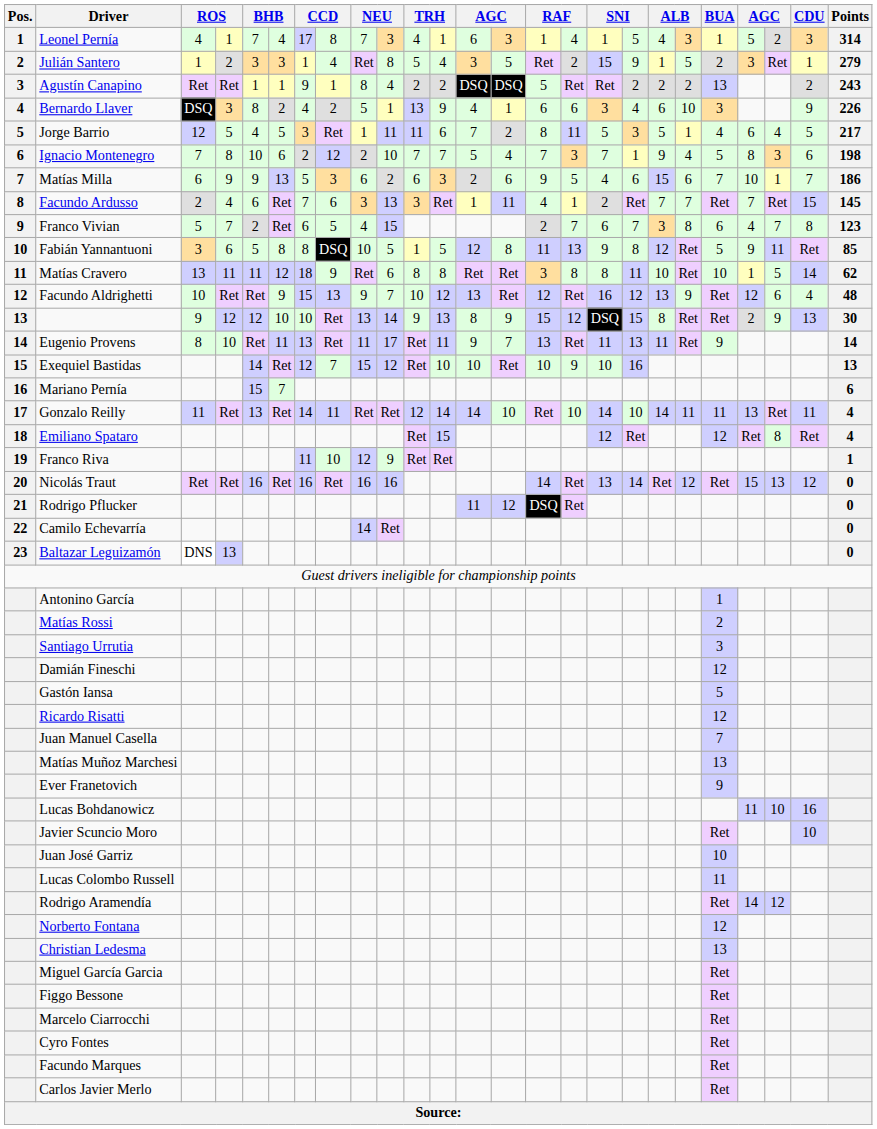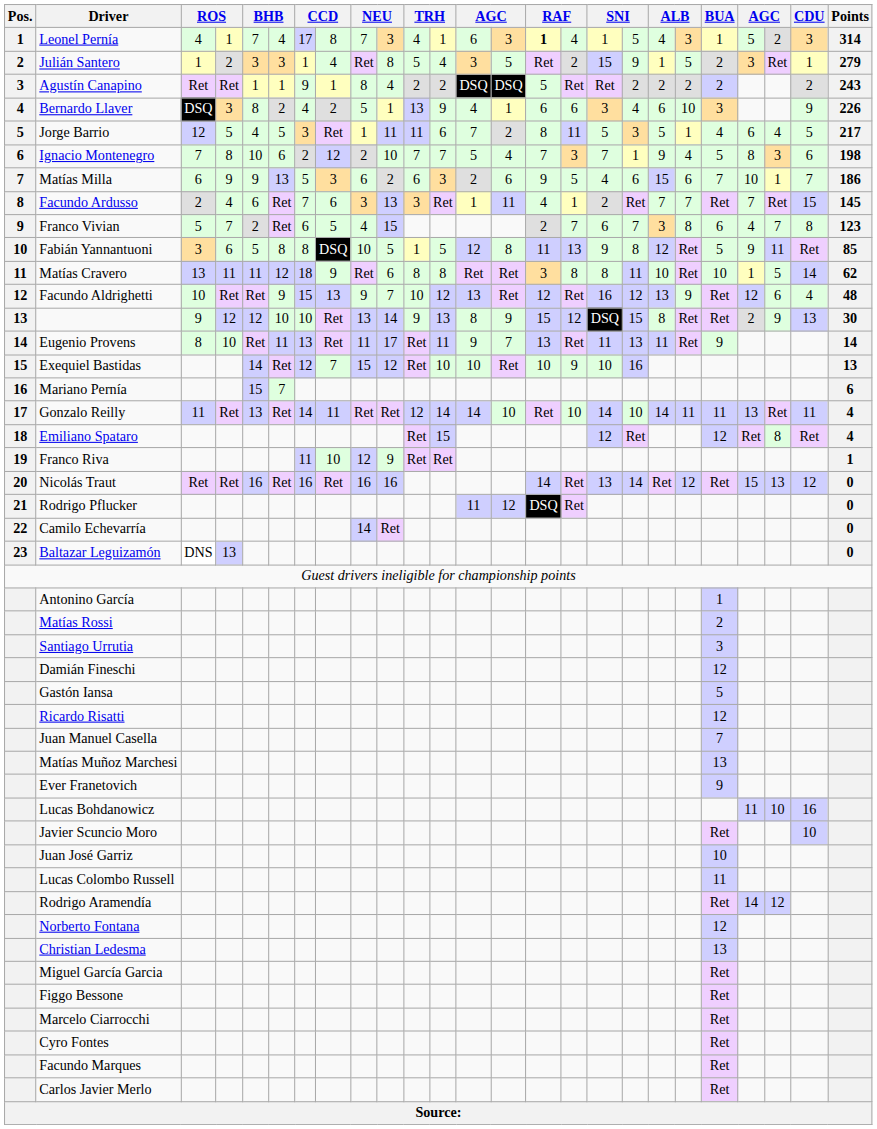(544, 39) normal -> (544, 39) bold
(720, 85) 13 -> (720, 85) 2
